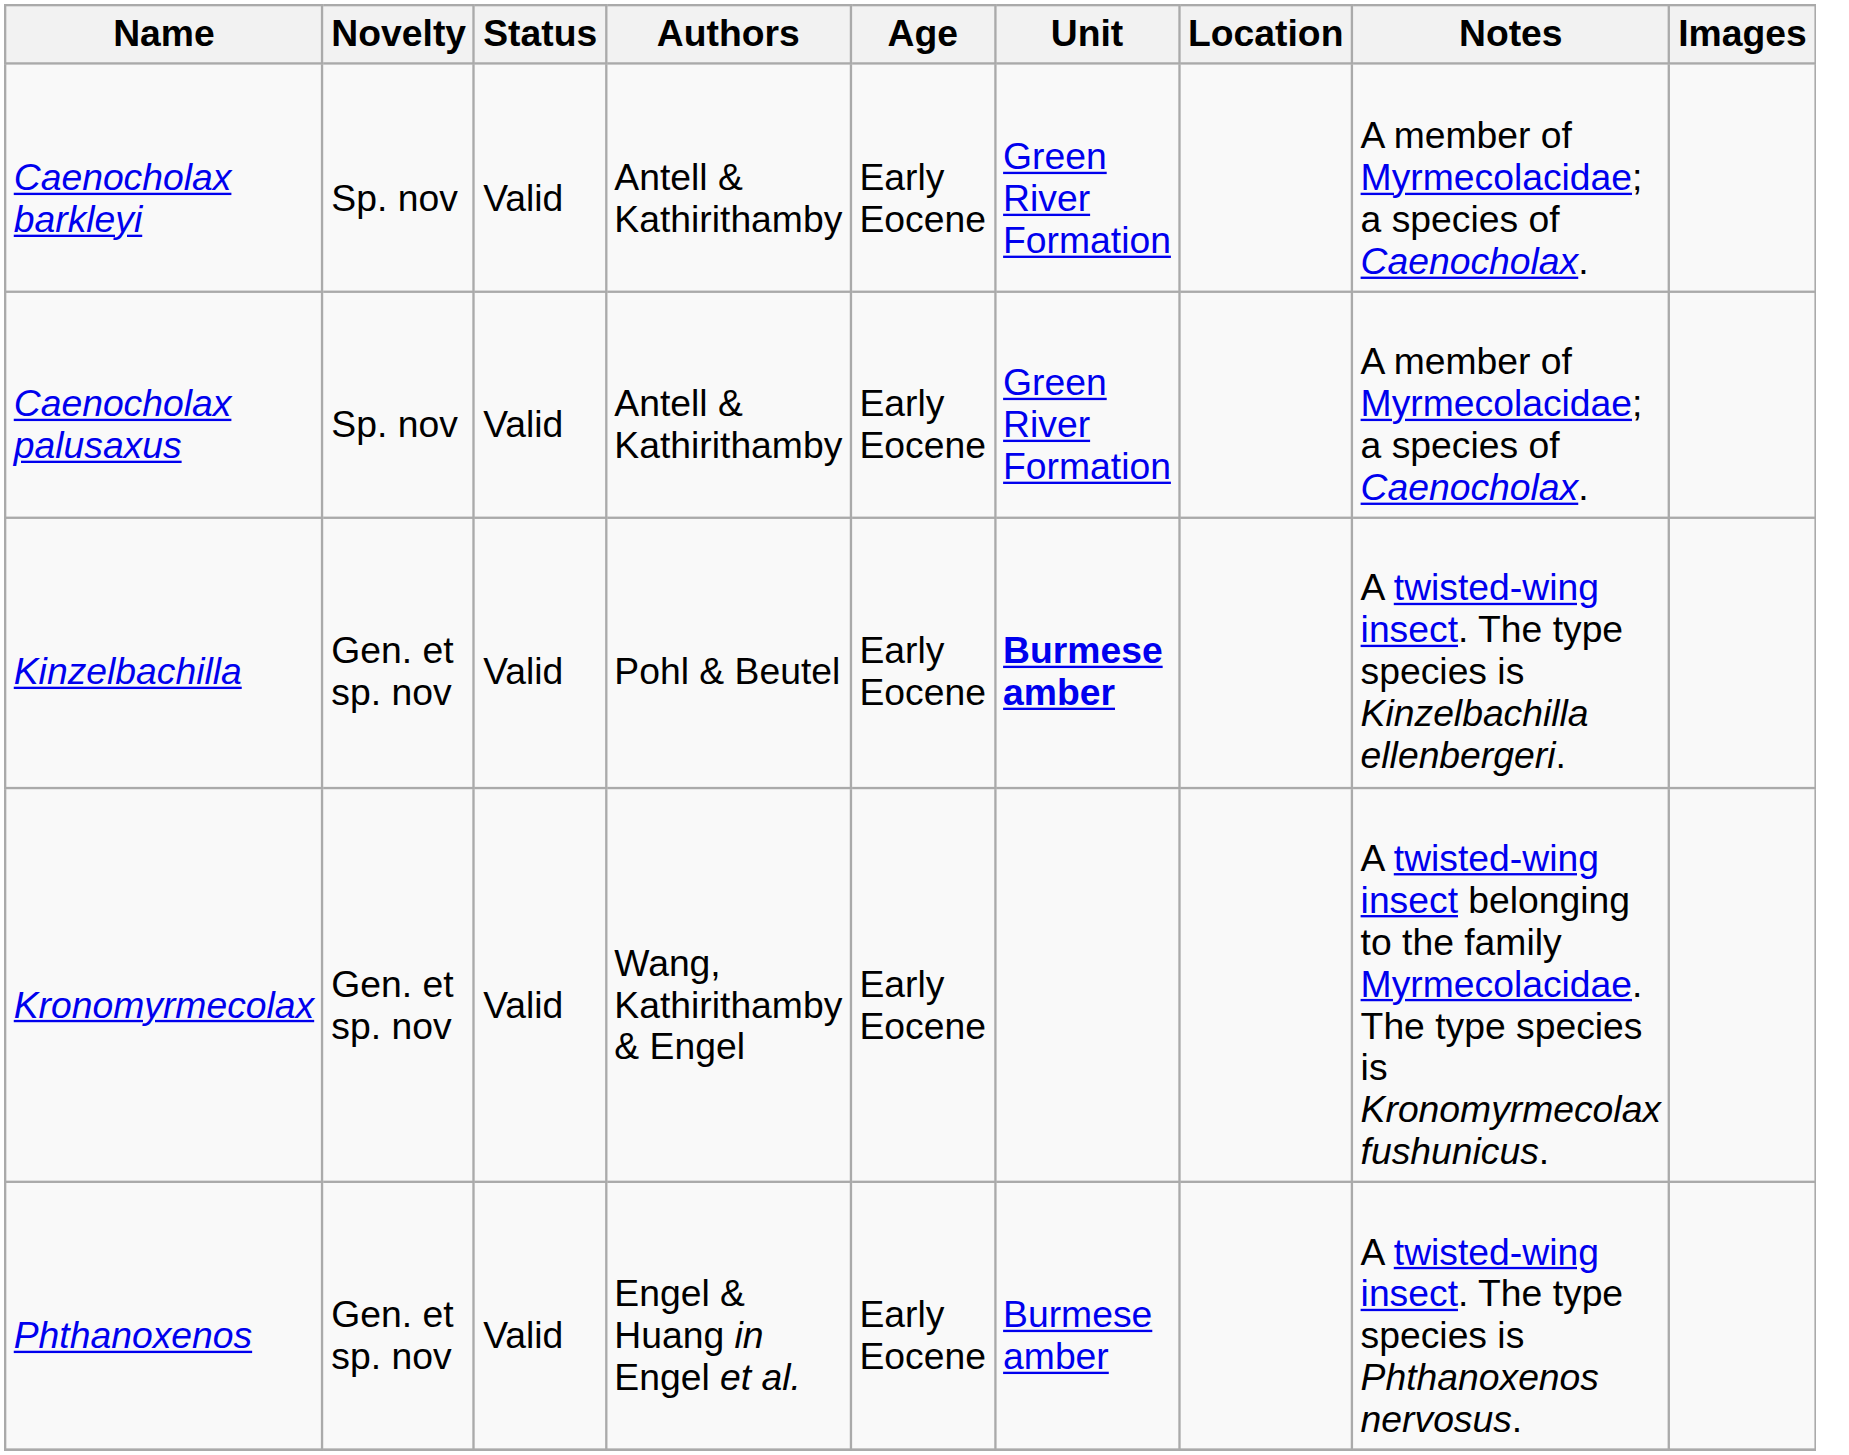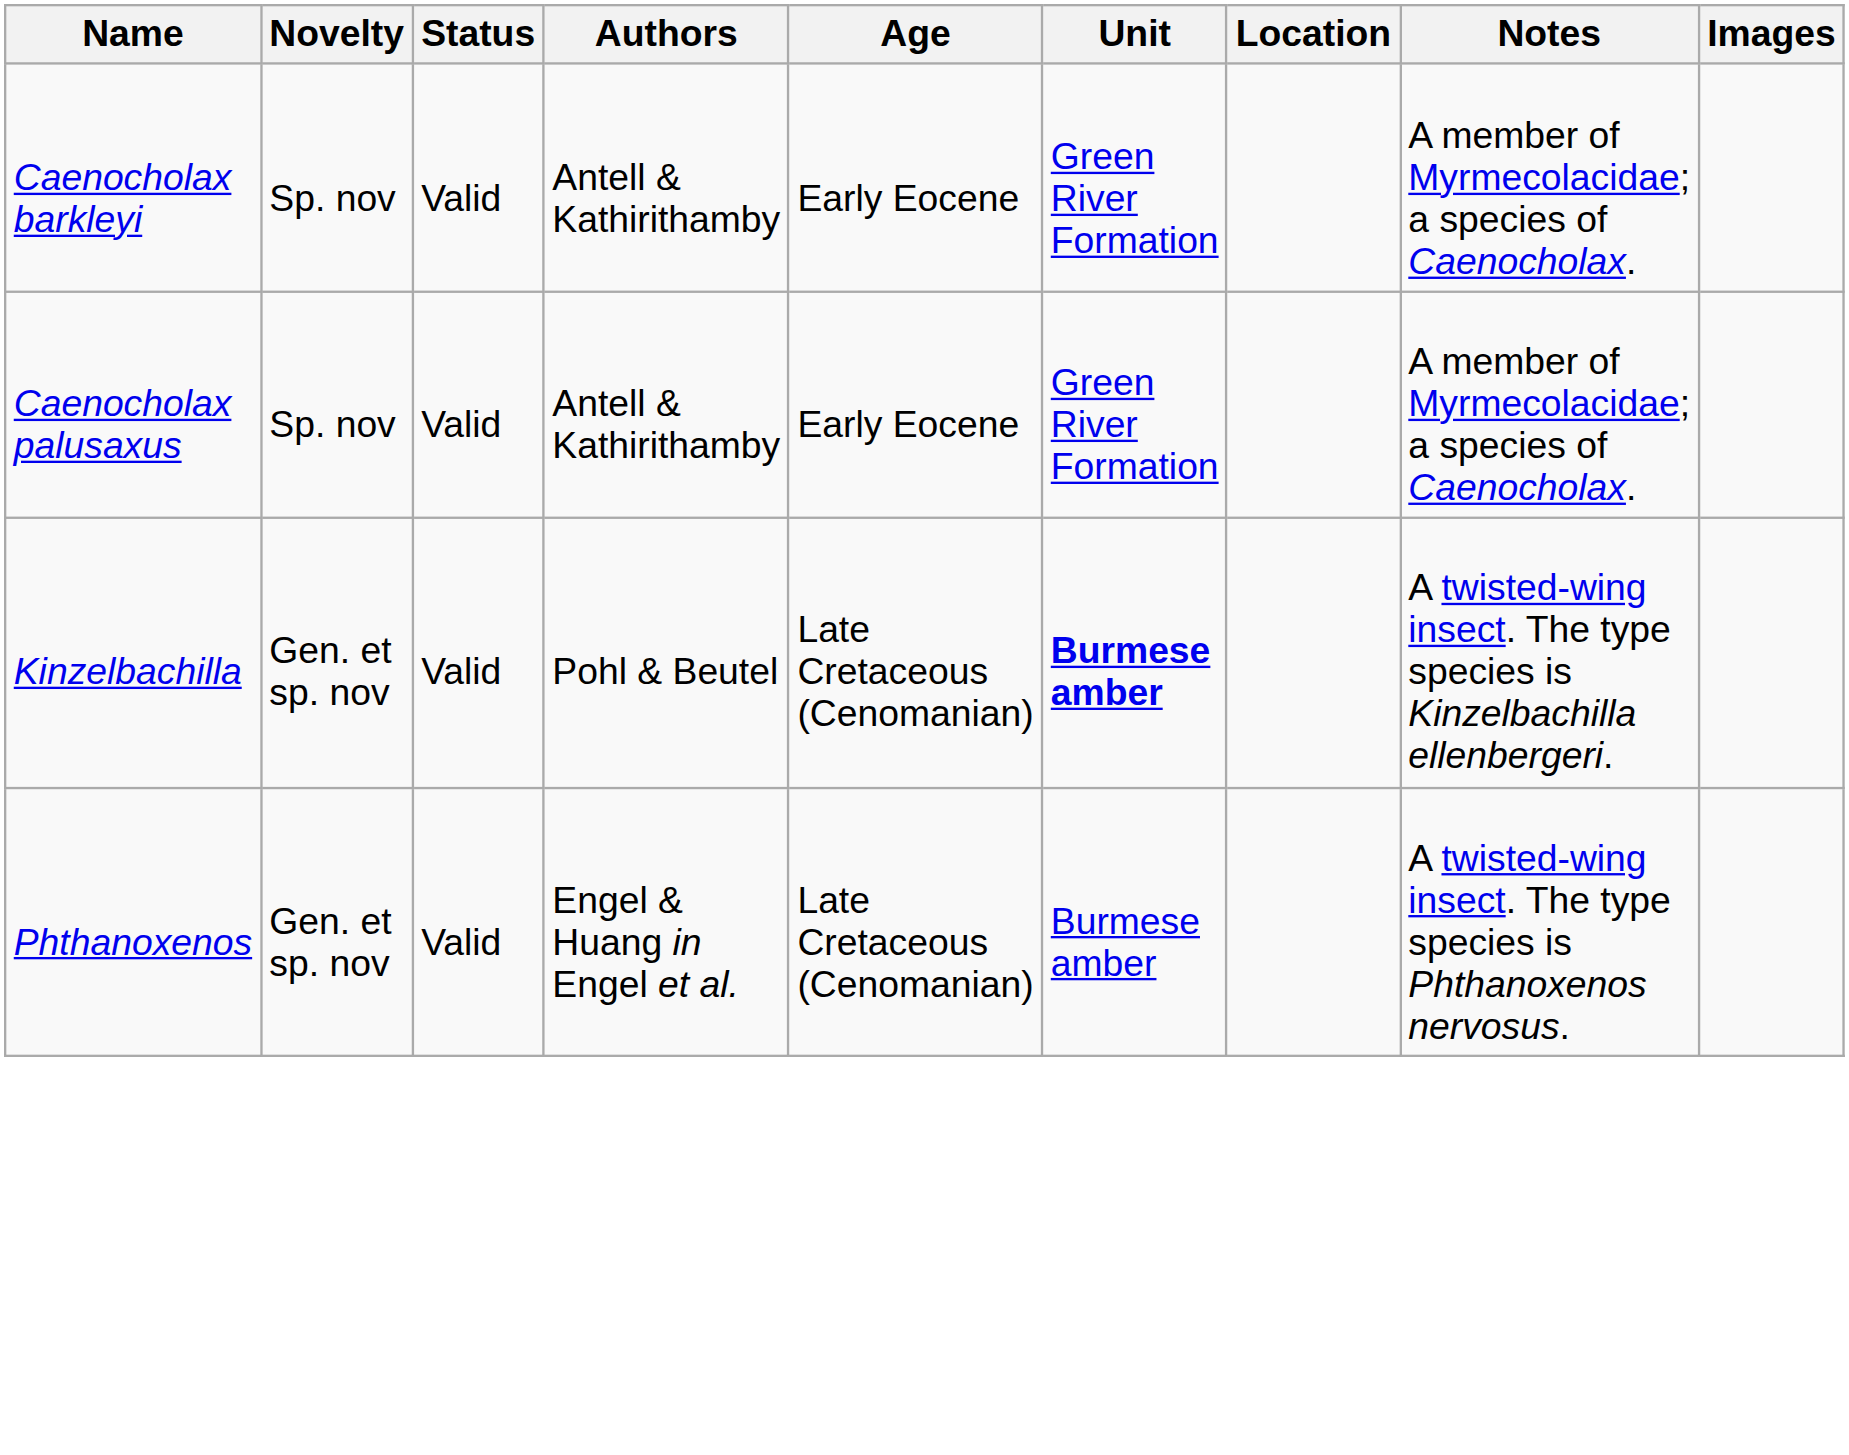(923, 672) Early Eocene -> (916, 672) Late Cretaceous (Cenomanian)
- row: (164, 1004)
(923, 1336) Early Eocene -> (916, 941) Late Cretaceous (Cenomanian)
